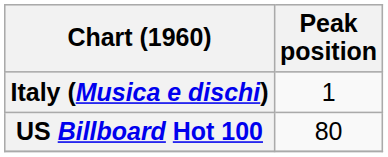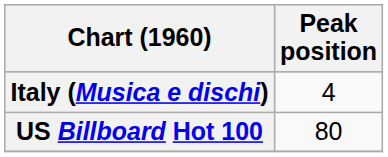(329, 91) 1 -> (329, 91) 4
